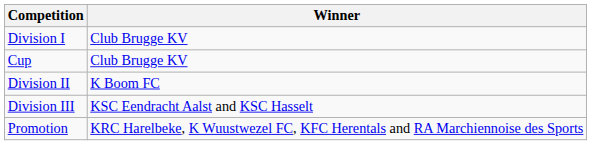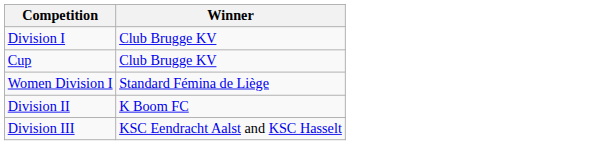+ row: (60, 83)
- row: (38, 128)
